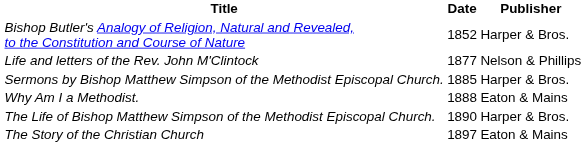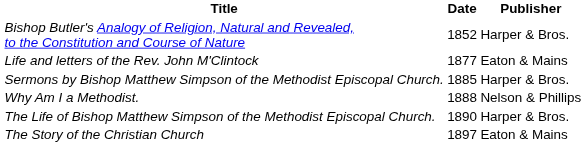(531, 61) Nelson & Phillips -> (524, 61) Eaton & Mains
(524, 98) Eaton & Mains -> (531, 98) Nelson & Phillips
